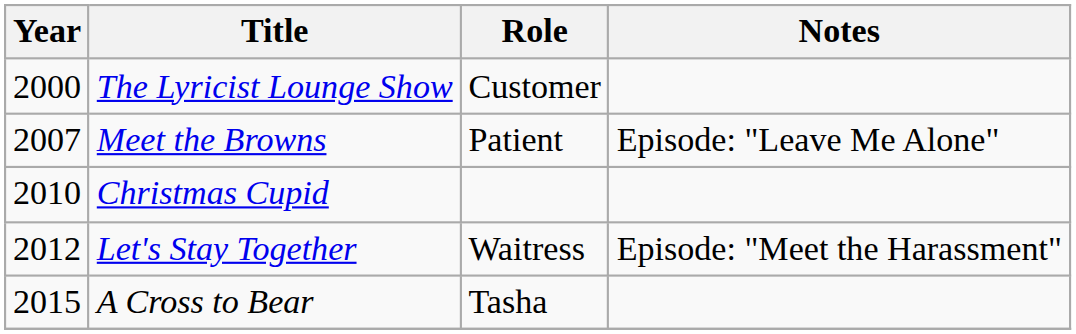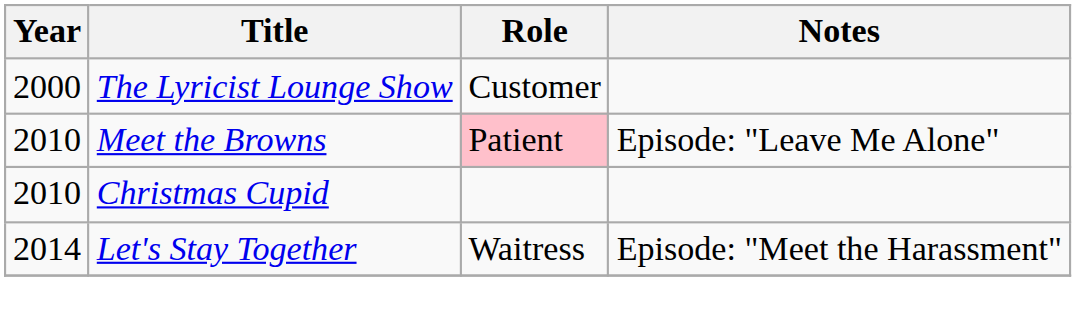(47, 139) 2007 -> (47, 139) 2010
(516, 139) no background -> (516, 139) pink background
(47, 247) 2012 -> (47, 247) 2014
- row: (205, 301)
